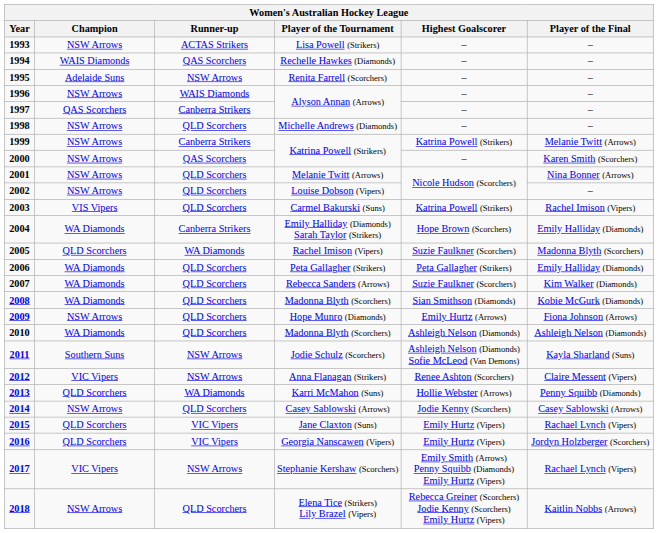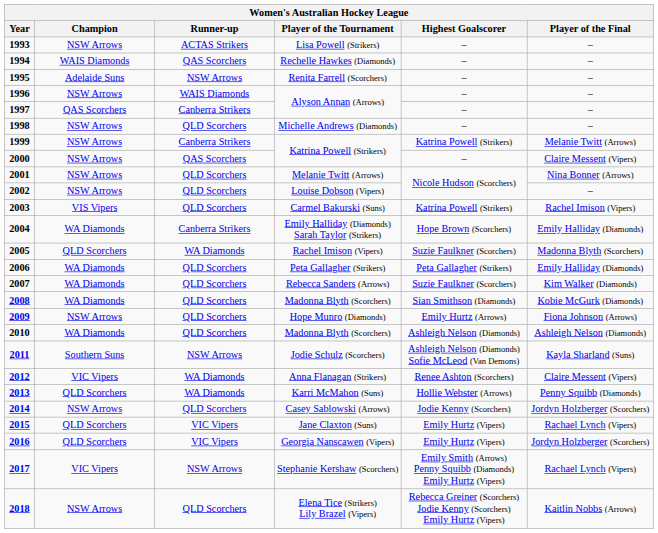(590, 158) Karen Smith (Scorchers) -> (590, 158) Claire Messent (Vipers)
(215, 376) NSW Arrows -> (215, 376) WA Diamonds
(590, 409) Casey Sablowski (Arrows) -> (590, 409) Jordyn Holzberger (Scorchers)
